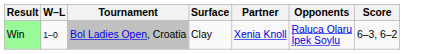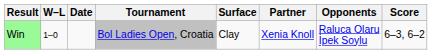+ column: (81, 12)
